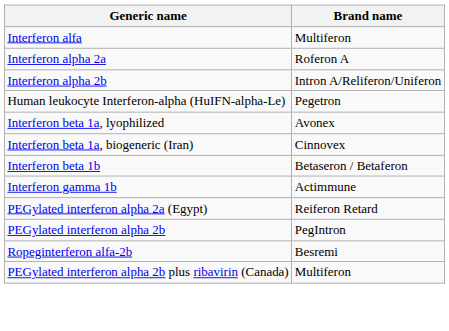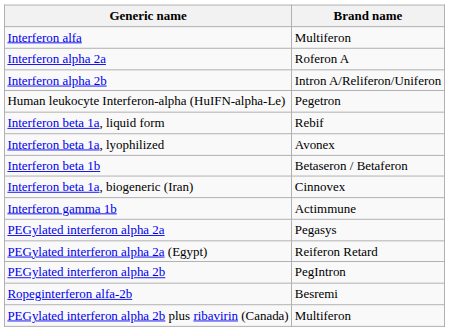+ row: (86, 123)
rows swapped: (100, 144) <-> (54, 165)
+ row: (86, 229)
